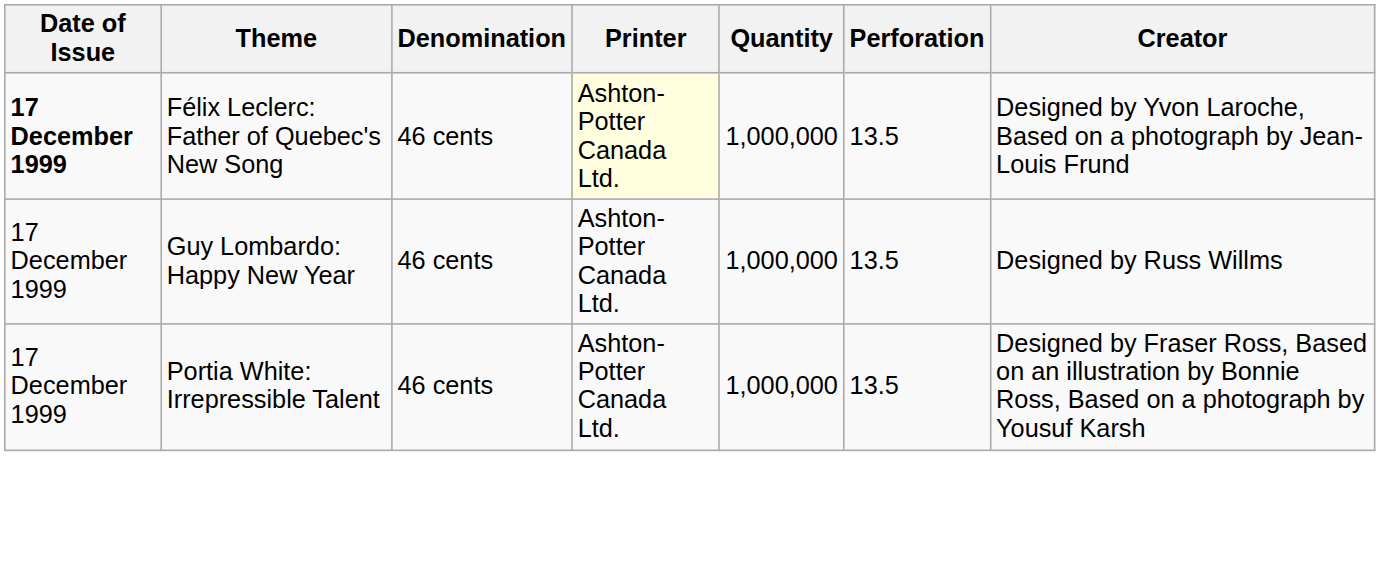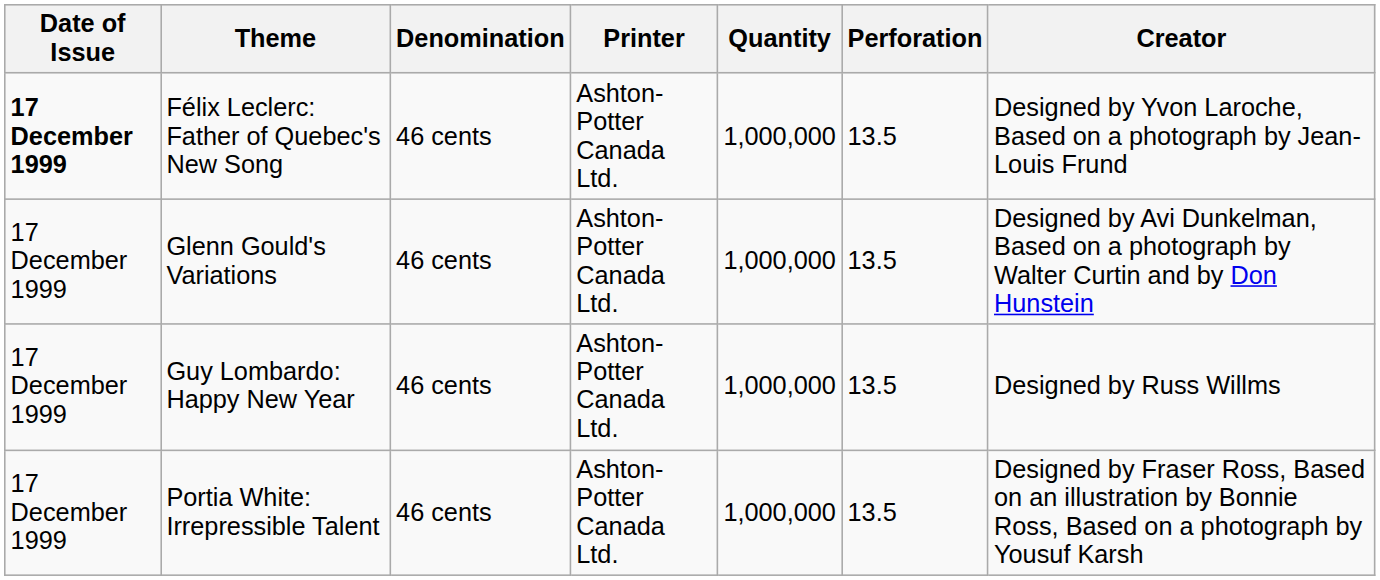(622, 135) lightyellow background -> (621, 135) no background
+ row: (246, 261)
